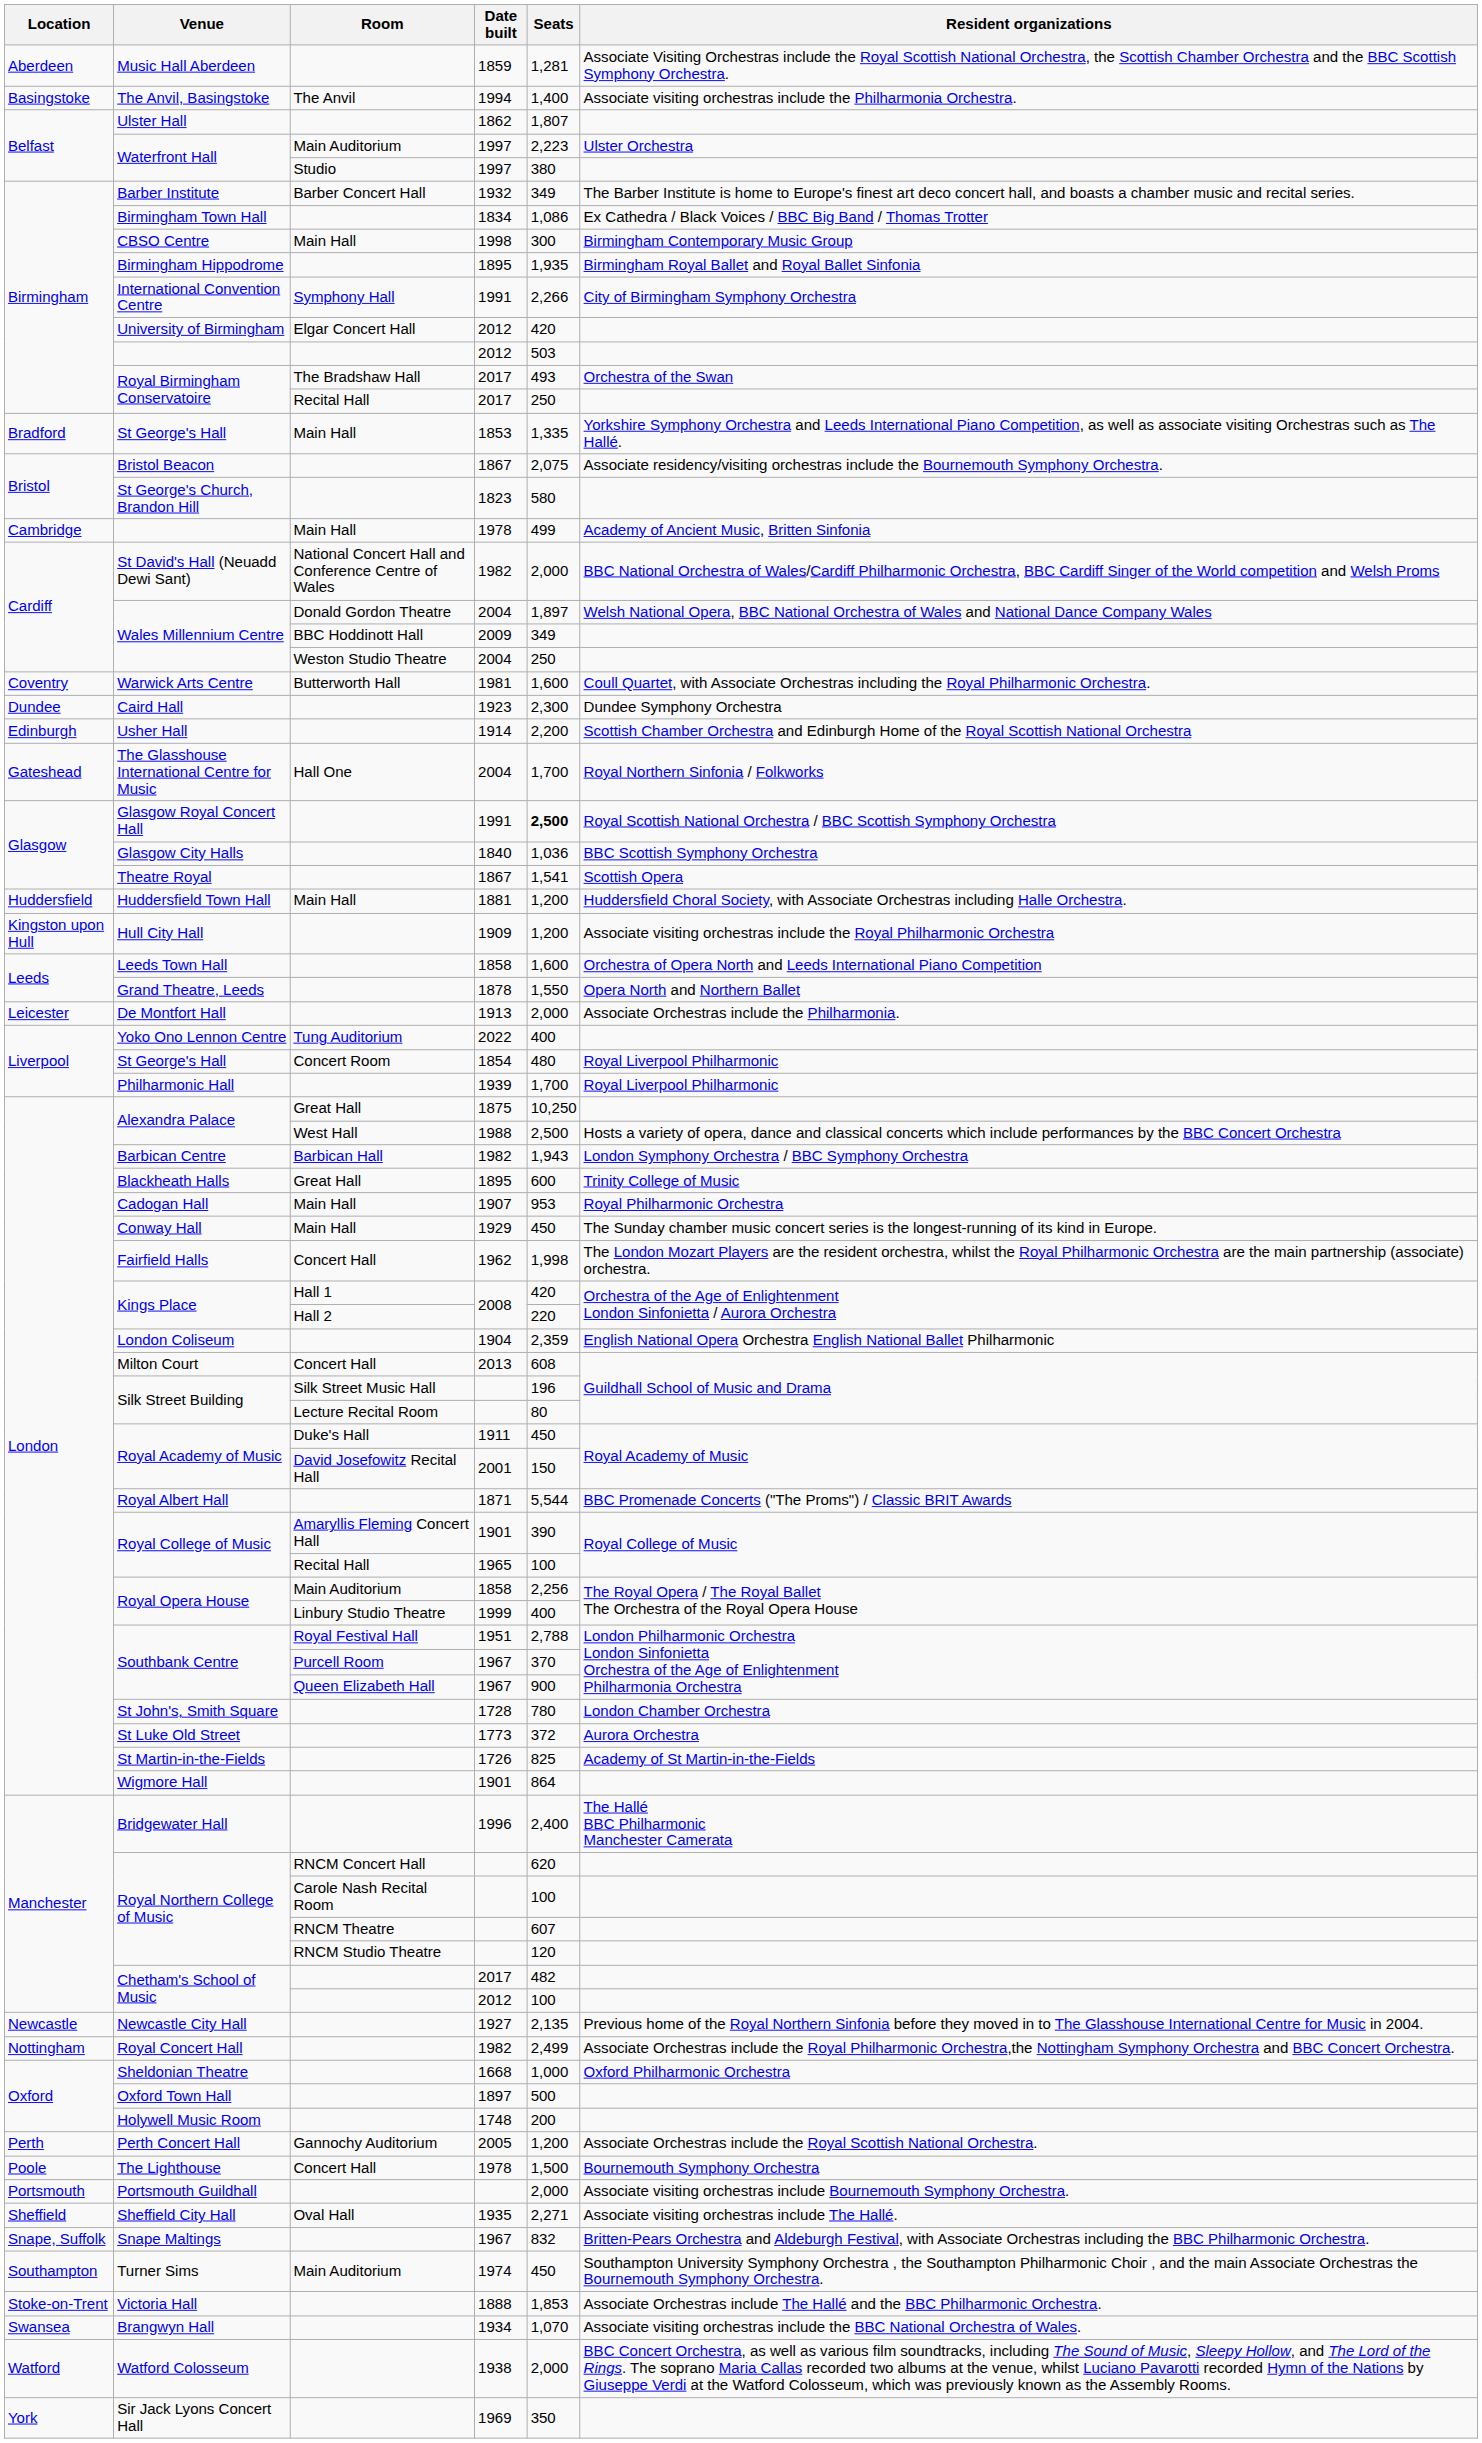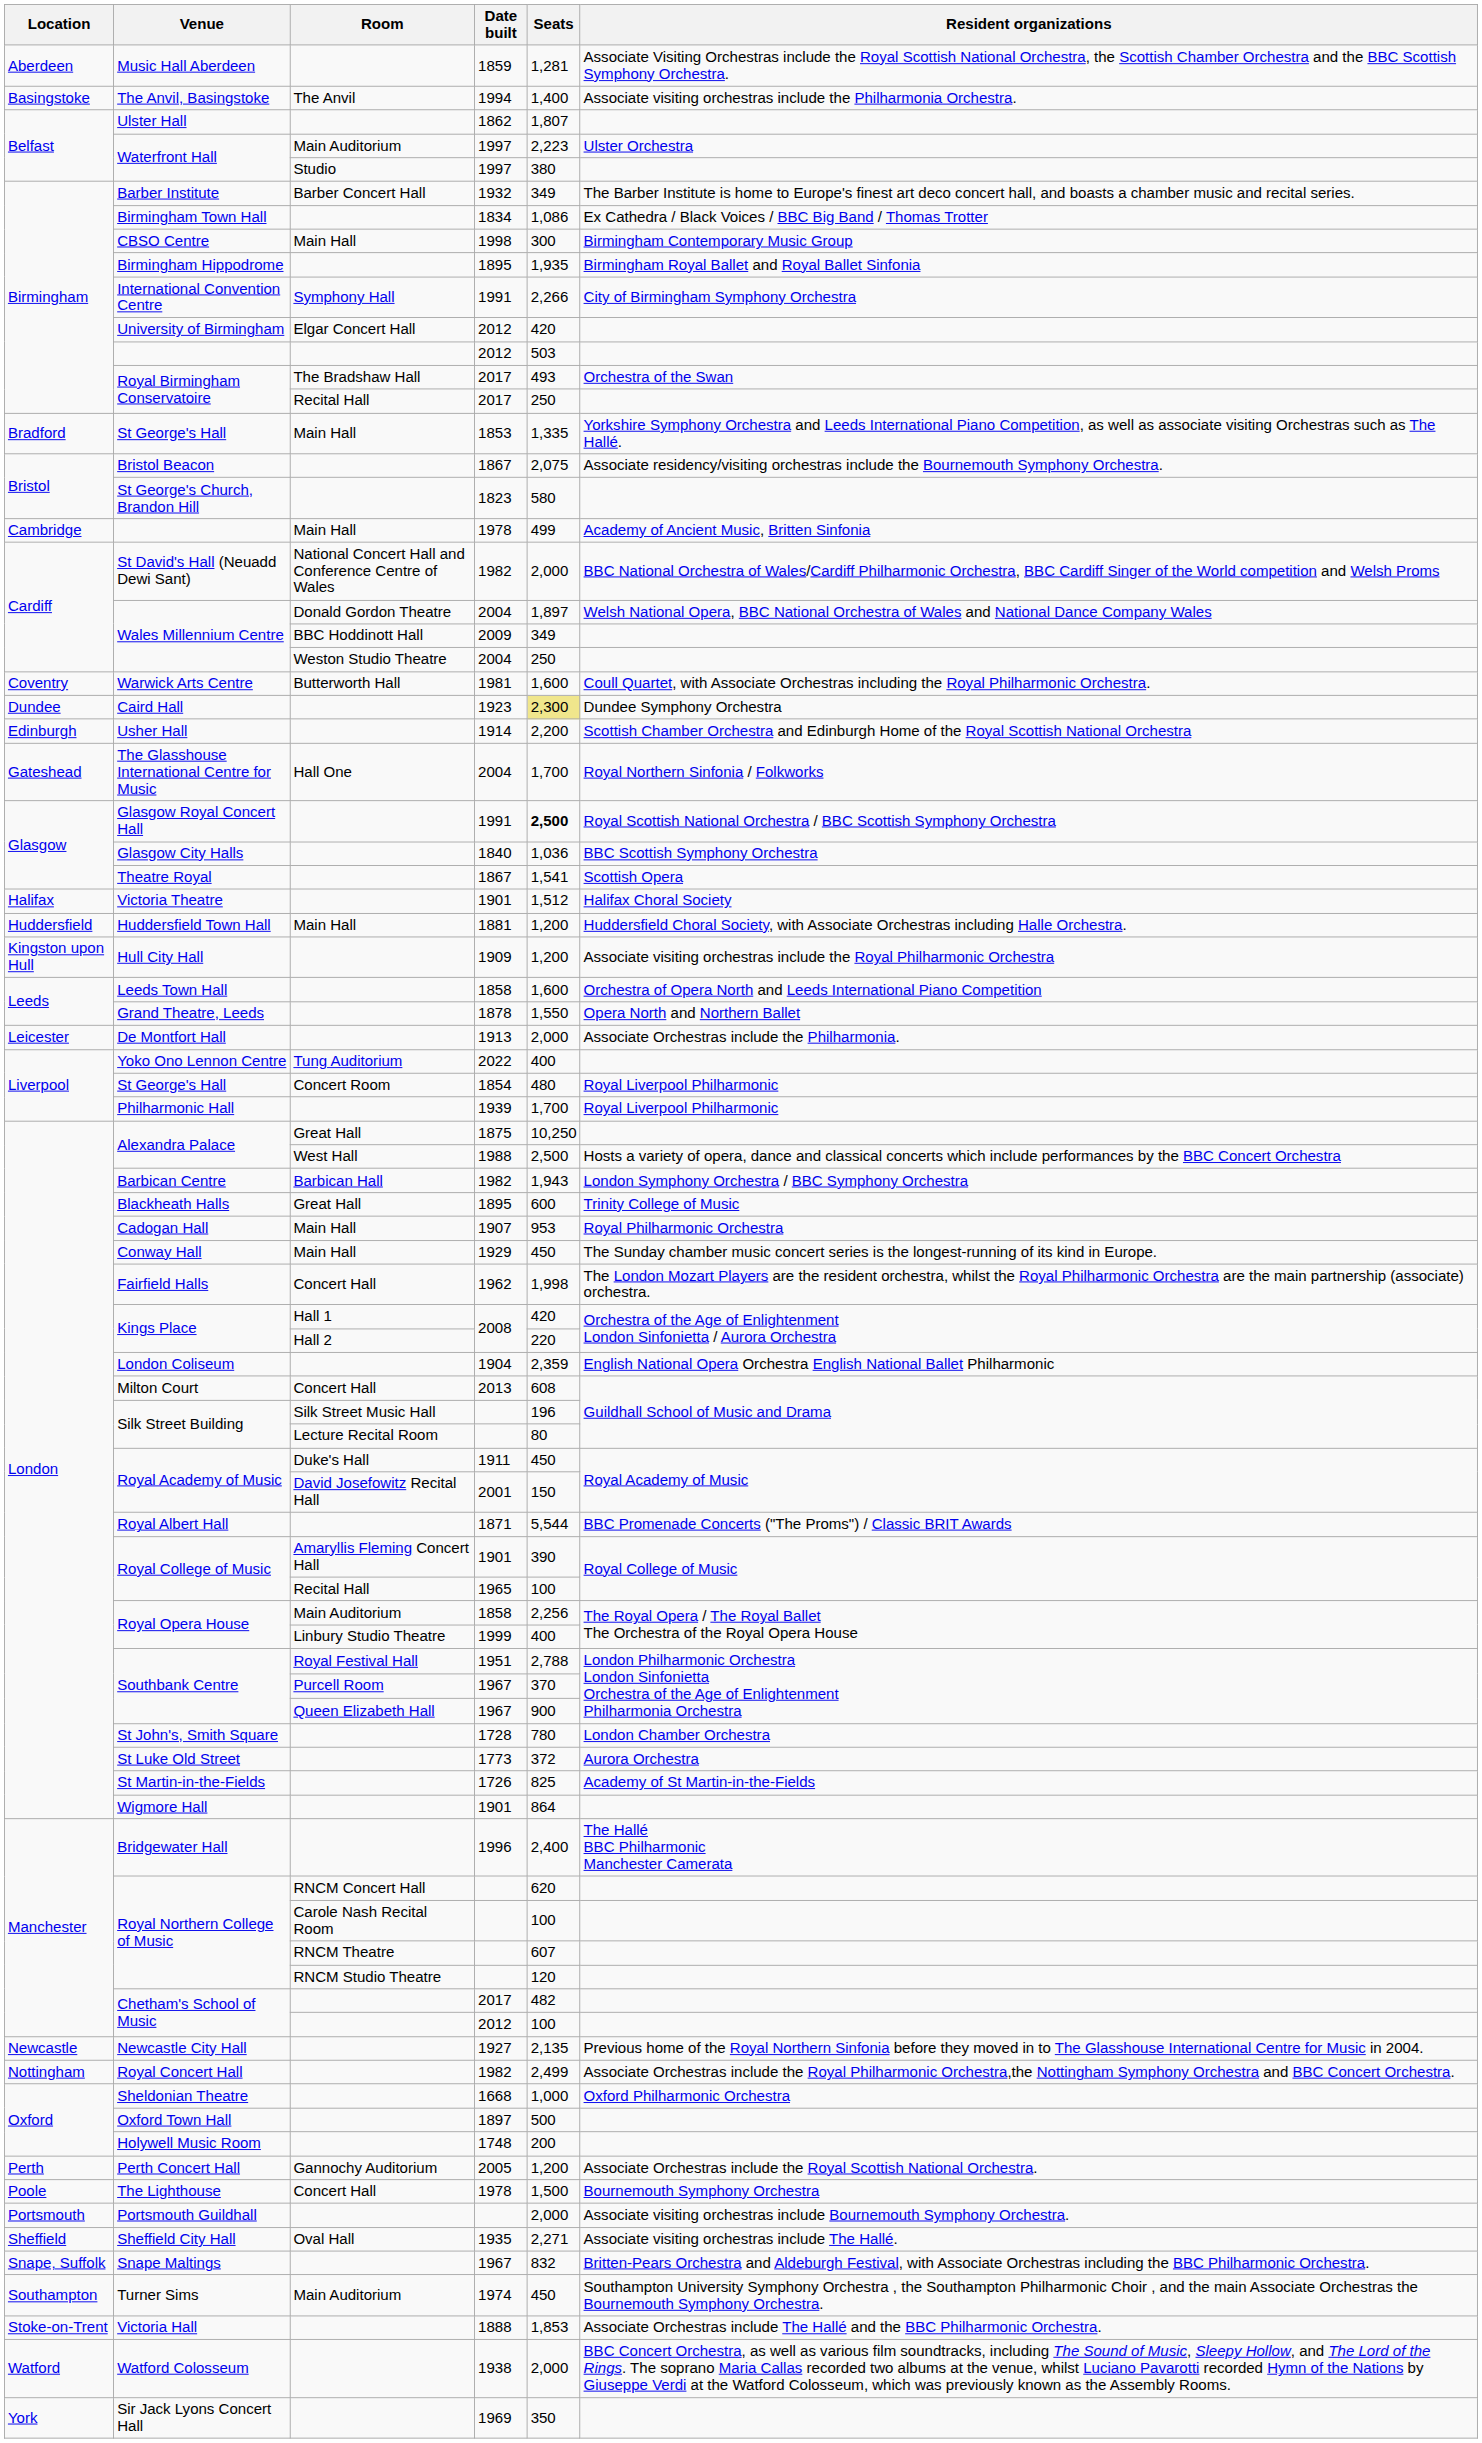(549, 707) no background -> (549, 707) khaki background
+ row: (170, 901)
- row: (166, 2327)
